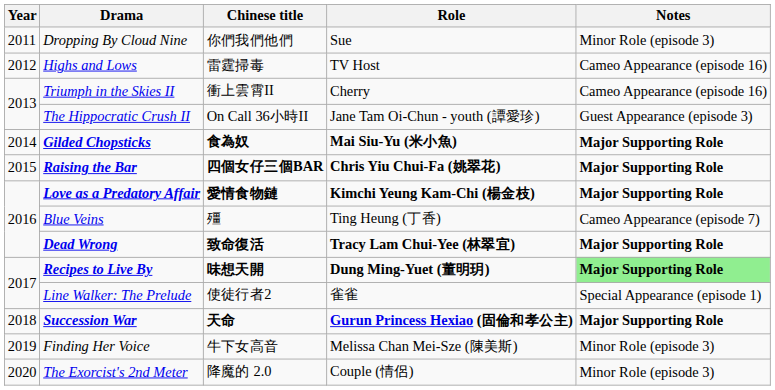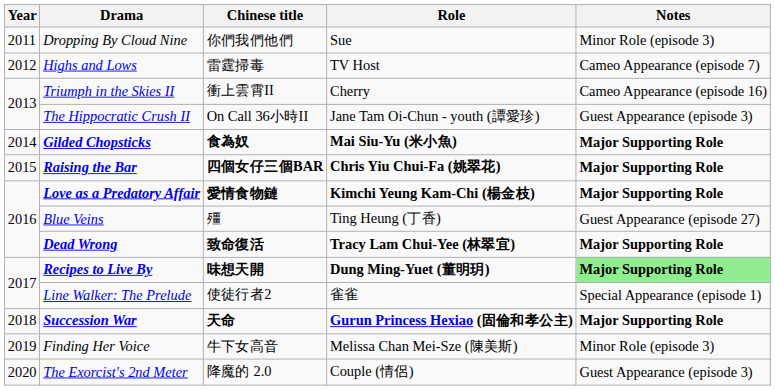(673, 65) Cameo Appearance (episode 16) -> (670, 65) Cameo Appearance (episode 7)
(670, 218) Cameo Appearance (episode 7) -> (670, 218) Guest Appearance (episode 27)
(647, 372) Minor Role (episode 3) -> (666, 372) Guest Appearance (episode 3)
